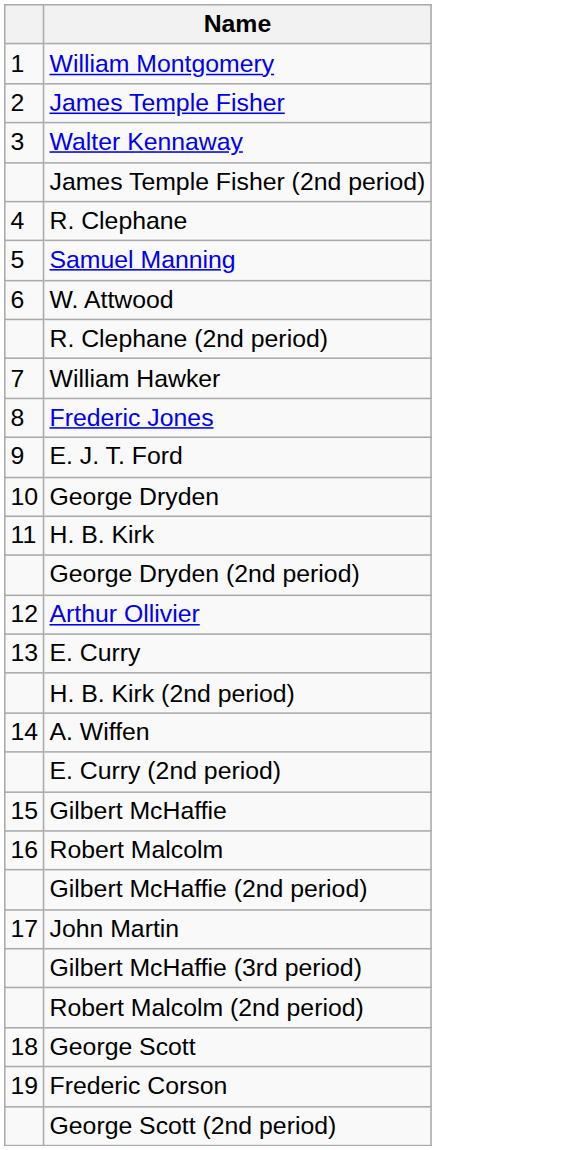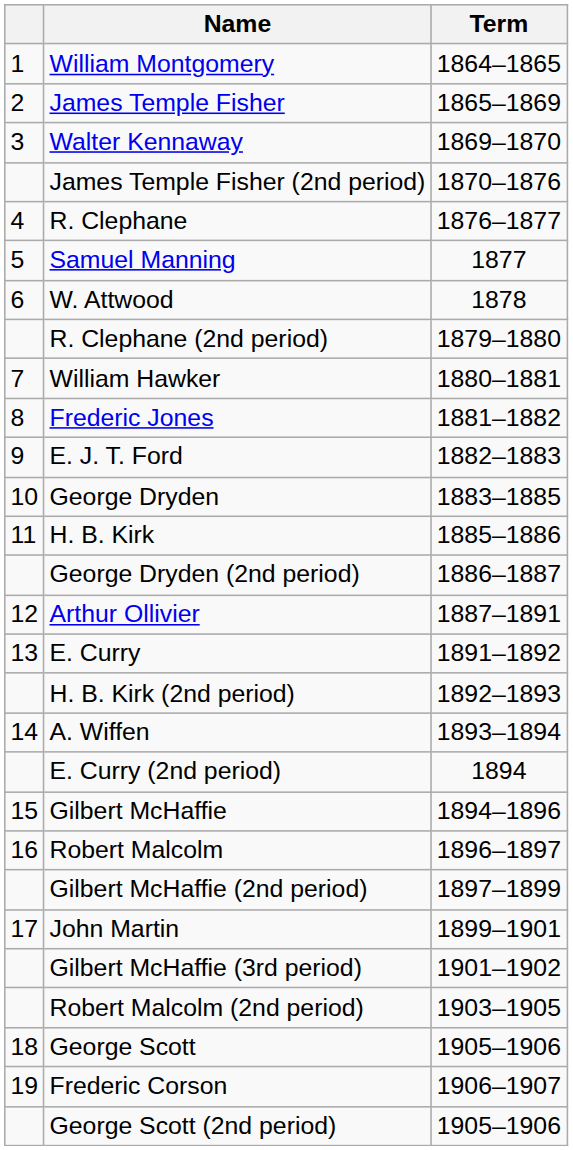+ column: (499, 24)
